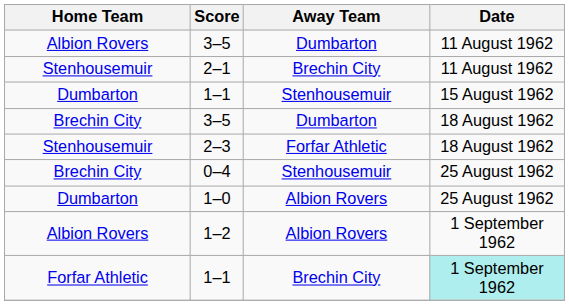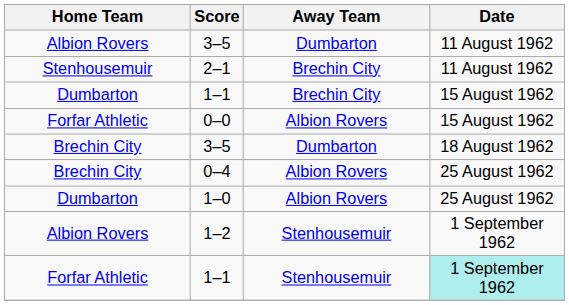(336, 95) Stenhousemuir -> (336, 95) Brechin City
+ row: (98, 120)
- row: (98, 146)
(336, 172) Stenhousemuir -> (336, 172) Albion Rovers
(336, 233) Albion Rovers -> (336, 233) Stenhousemuir
(336, 277) Brechin City -> (336, 277) Stenhousemuir
